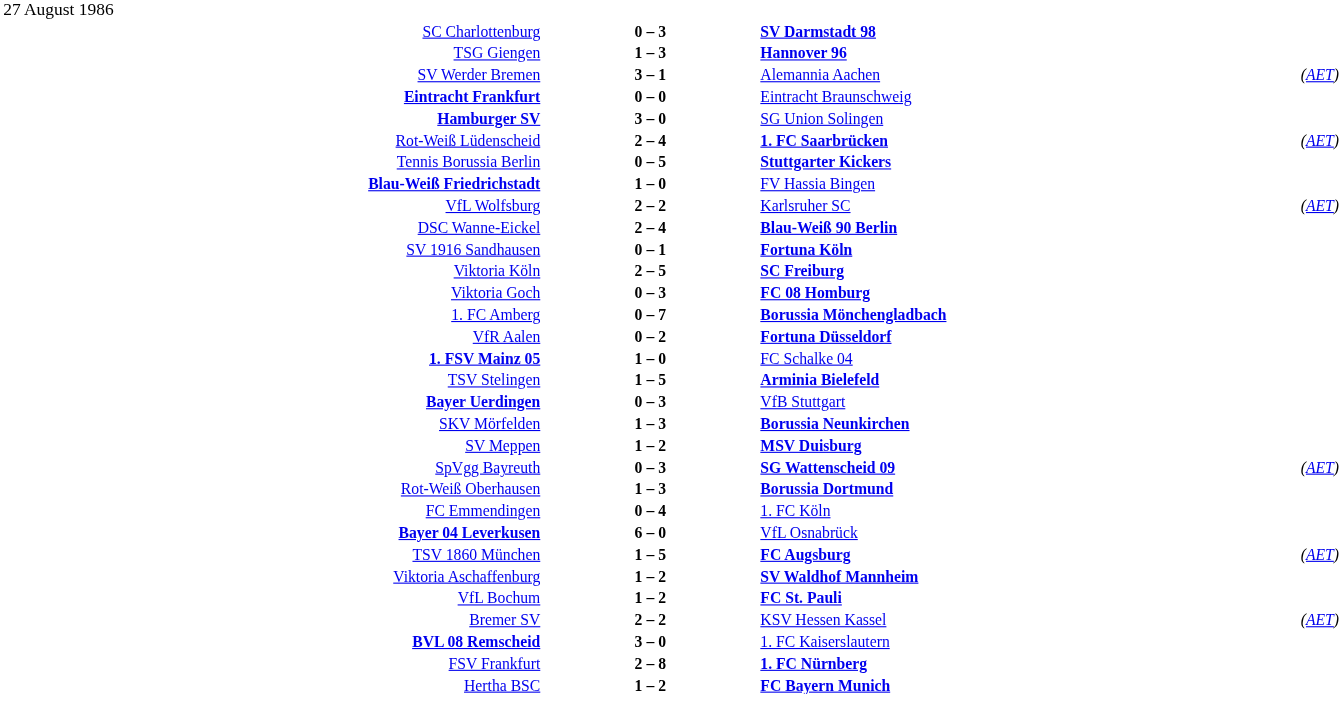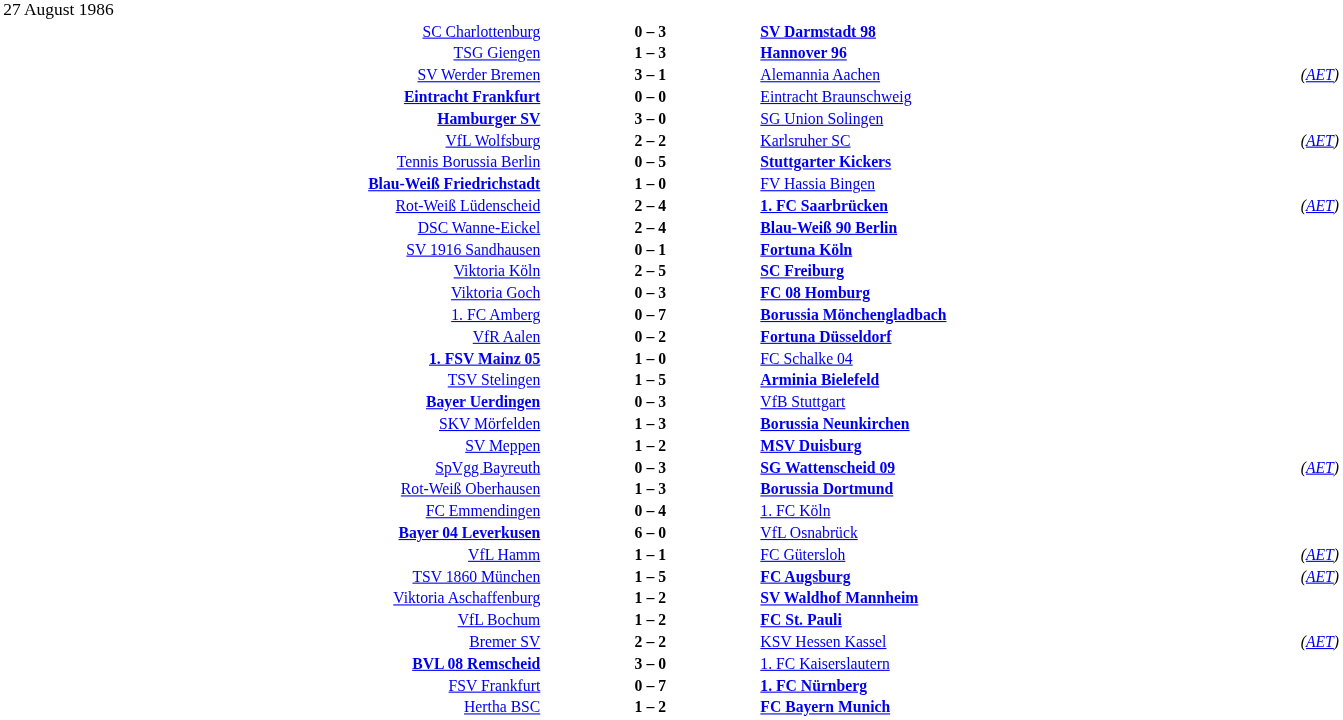rows swapped: (468, 140) <-> (493, 205)
+ row: (504, 554)
(650, 663) 2 – 8 -> (650, 685) 0 – 7
